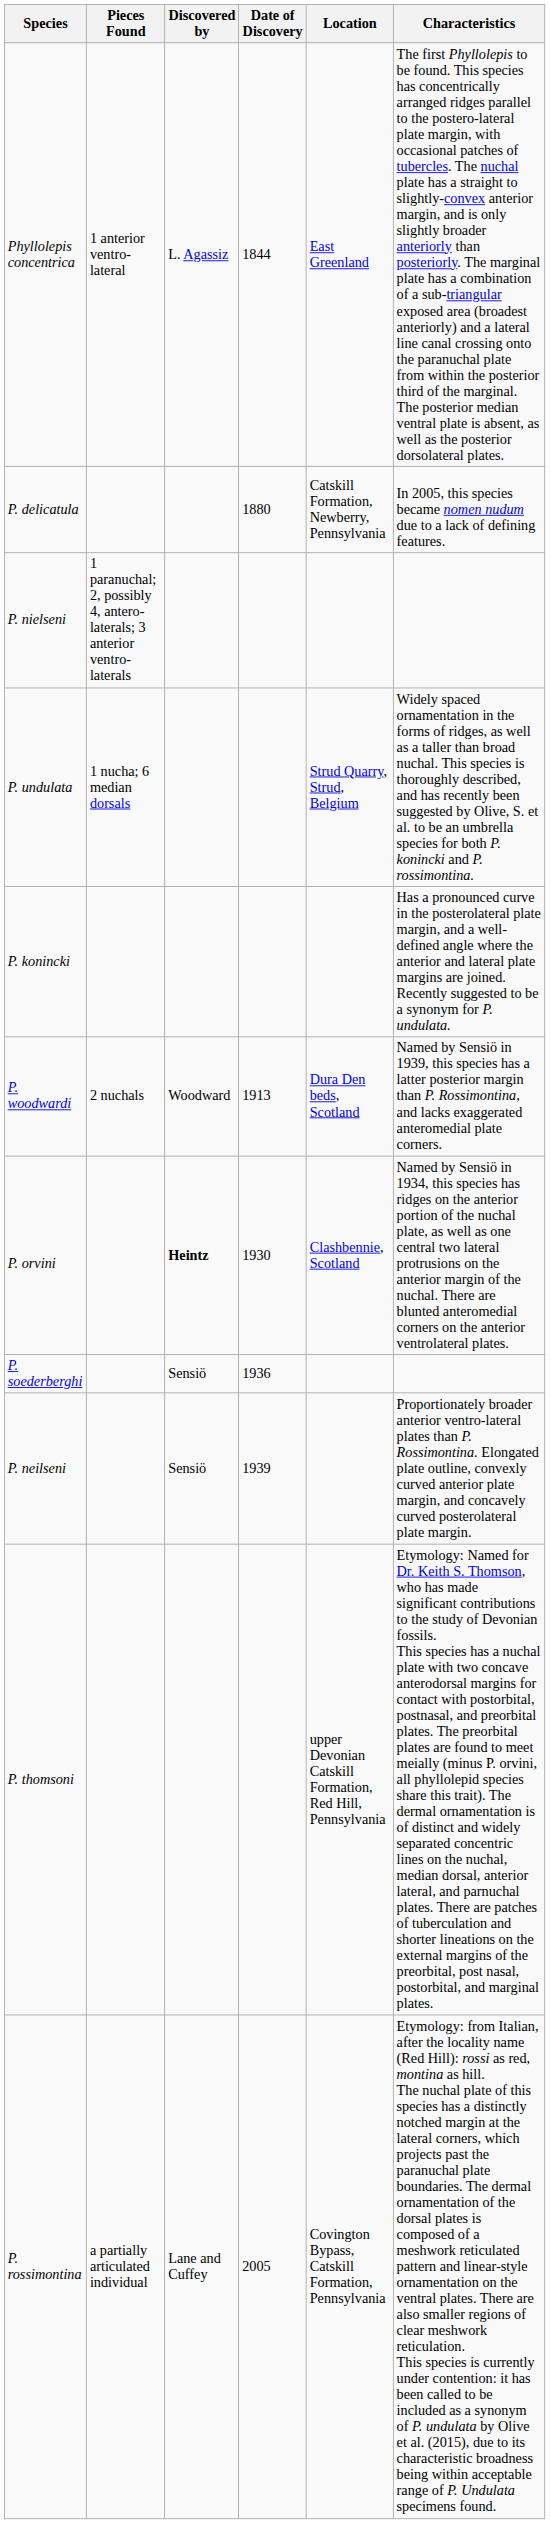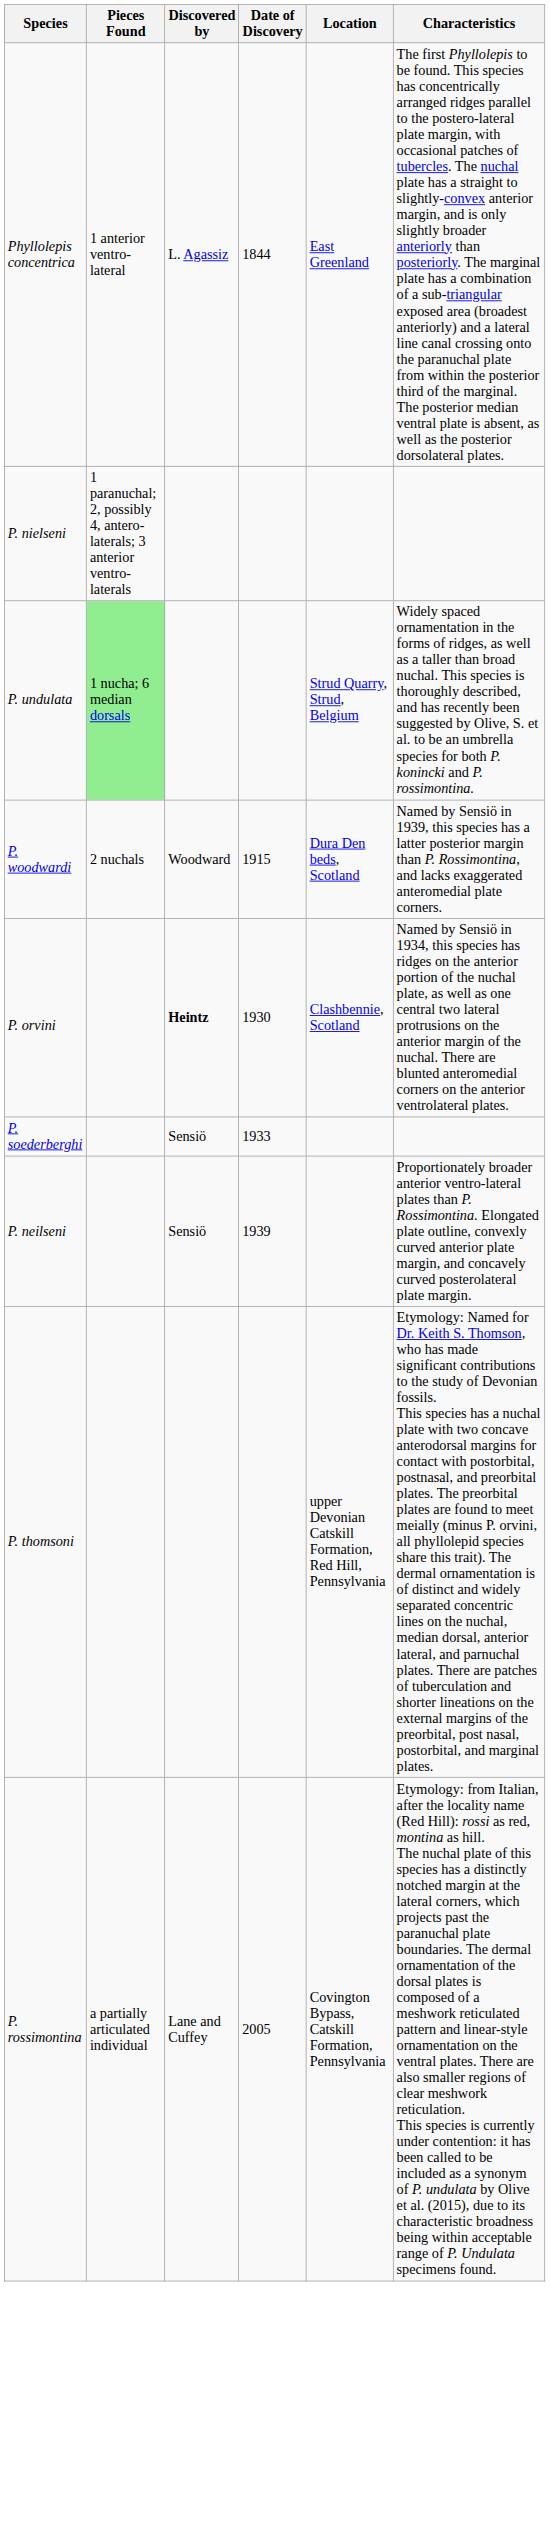- row: (43, 509)
(120, 786) no background -> (120, 700) lightgreen background
- row: (39, 961)
(256, 1096) 1913 -> (256, 859) 1915
(256, 1373) 1936 -> (256, 1136) 1933
